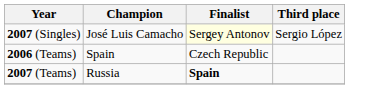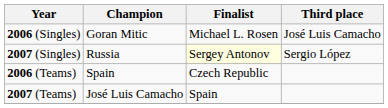+ row: (44, 34)
(135, 34) José Luis Camacho -> (103, 53) Russia
(103, 73) Russia -> (135, 93) José Luis Camacho
(204, 73) bold -> (203, 93) normal
